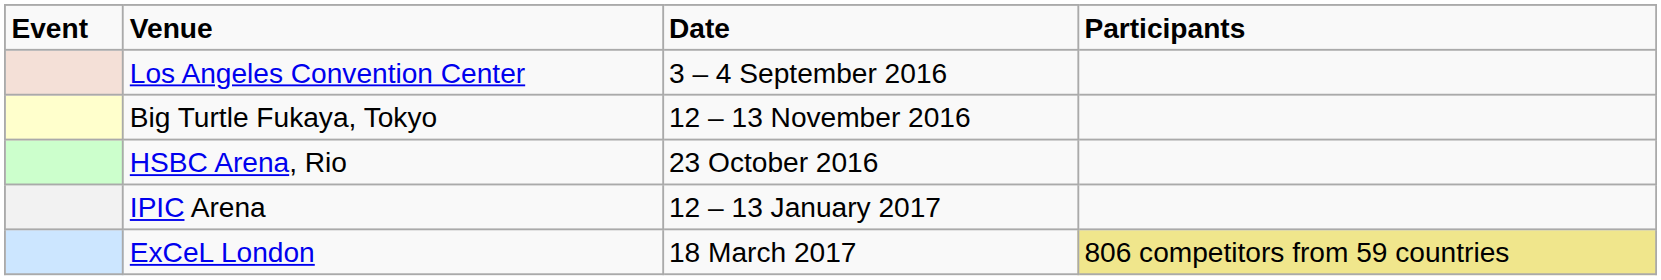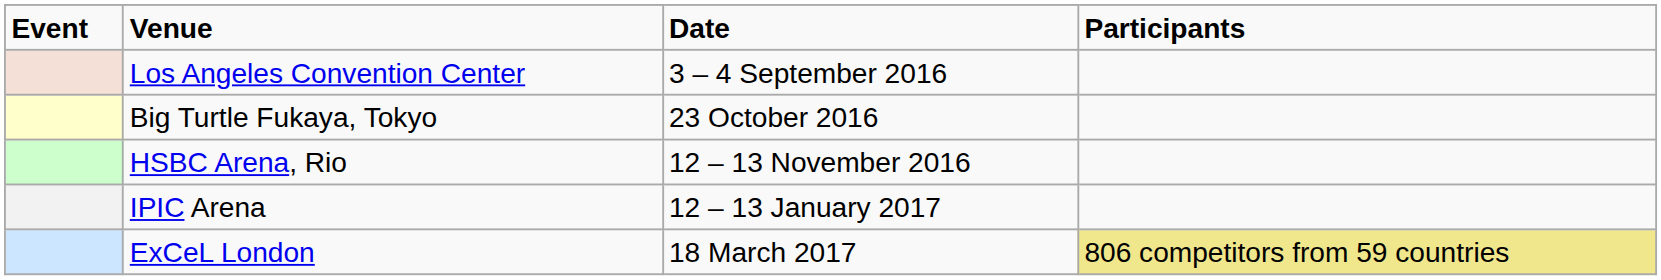(820, 117) 12 – 13 November 2016 -> (774, 117) 23 October 2016
(774, 162) 23 October 2016 -> (820, 162) 12 – 13 November 2016
